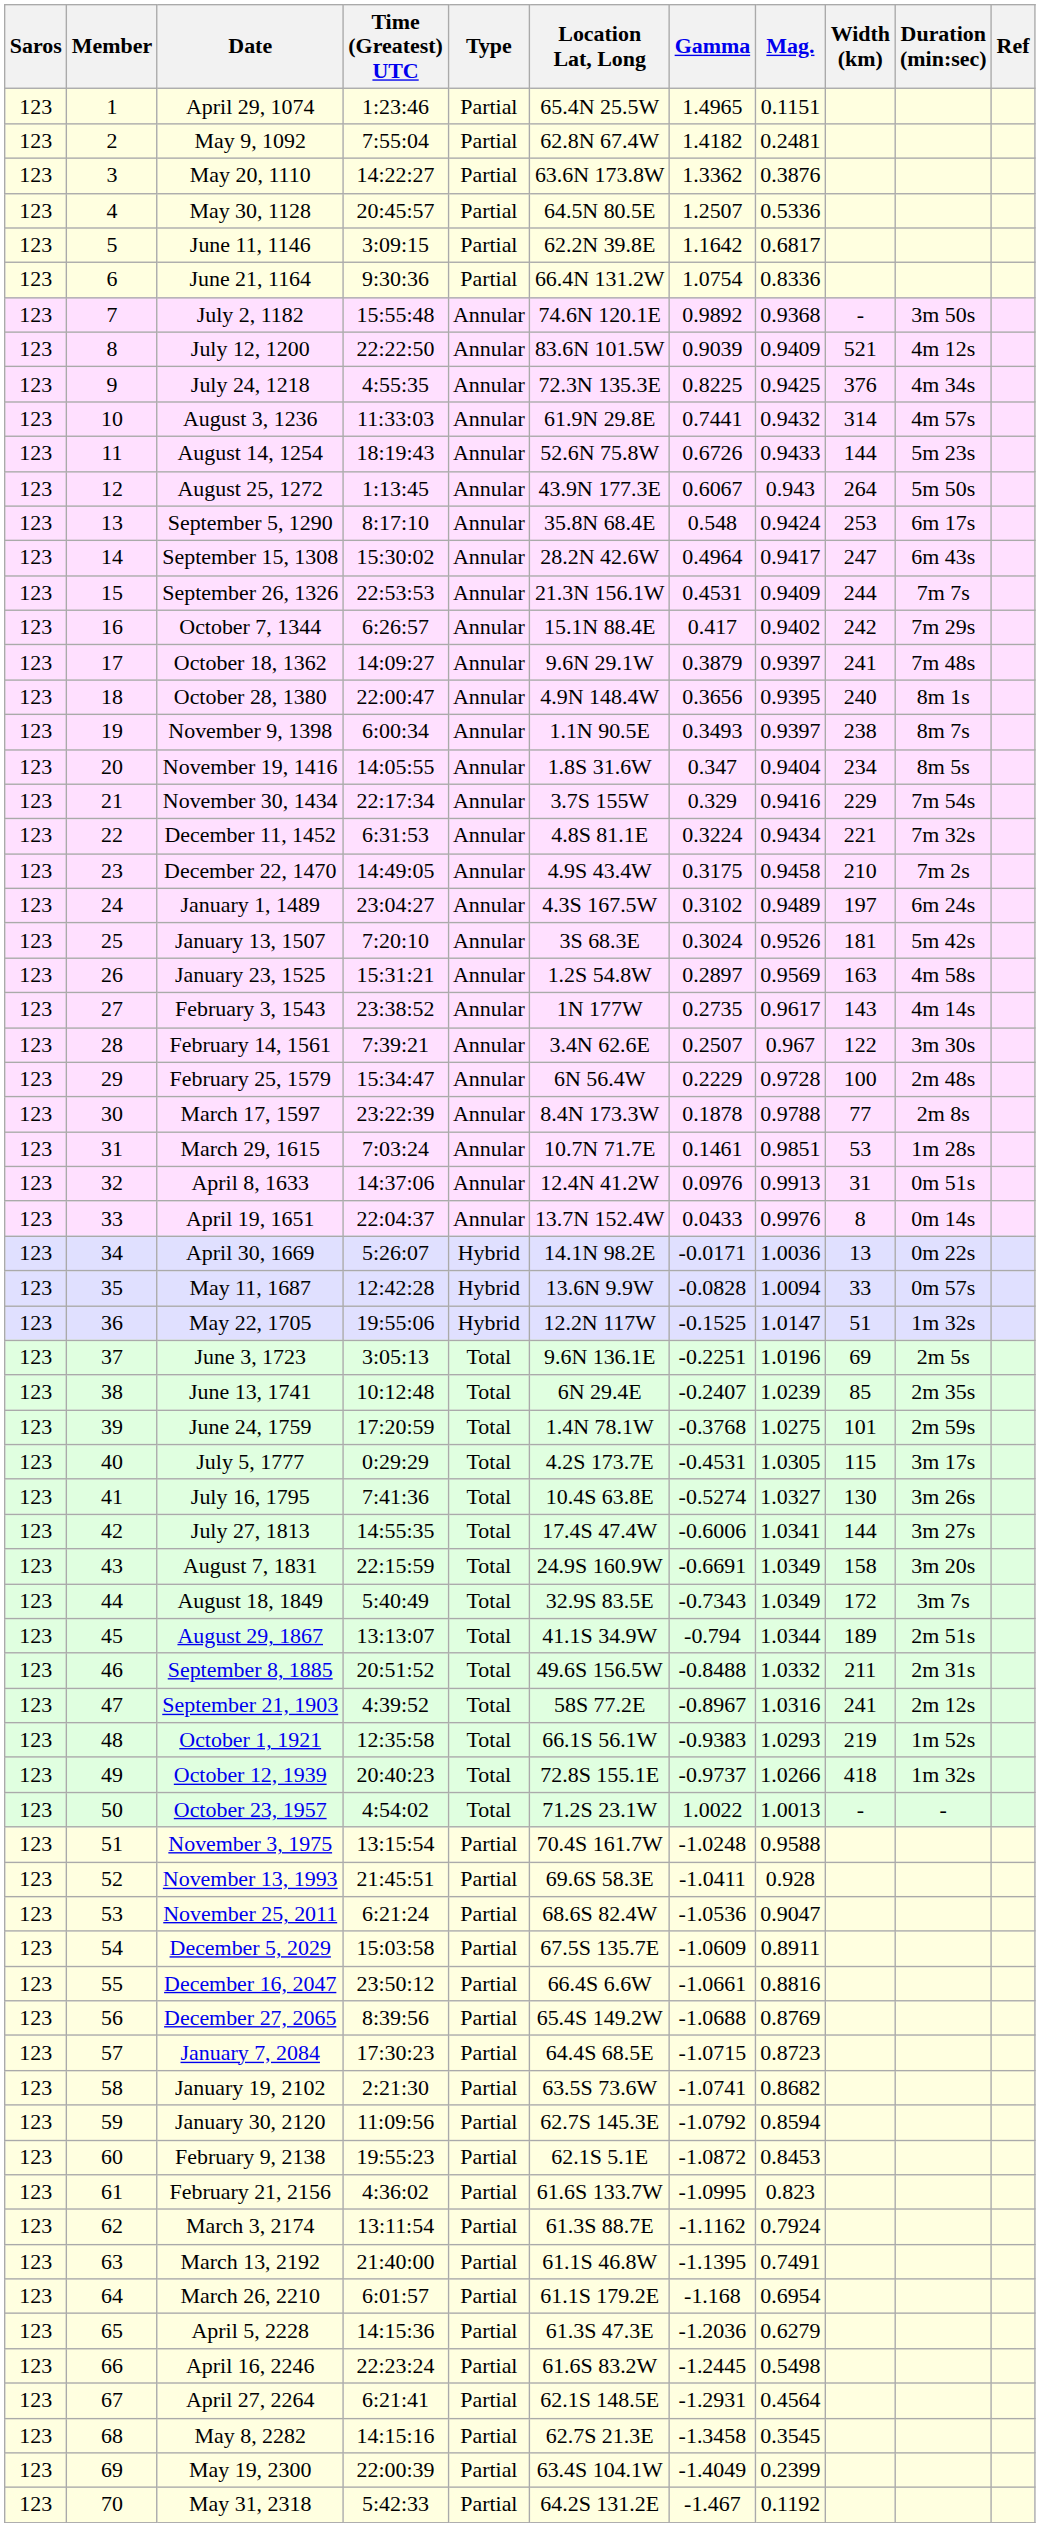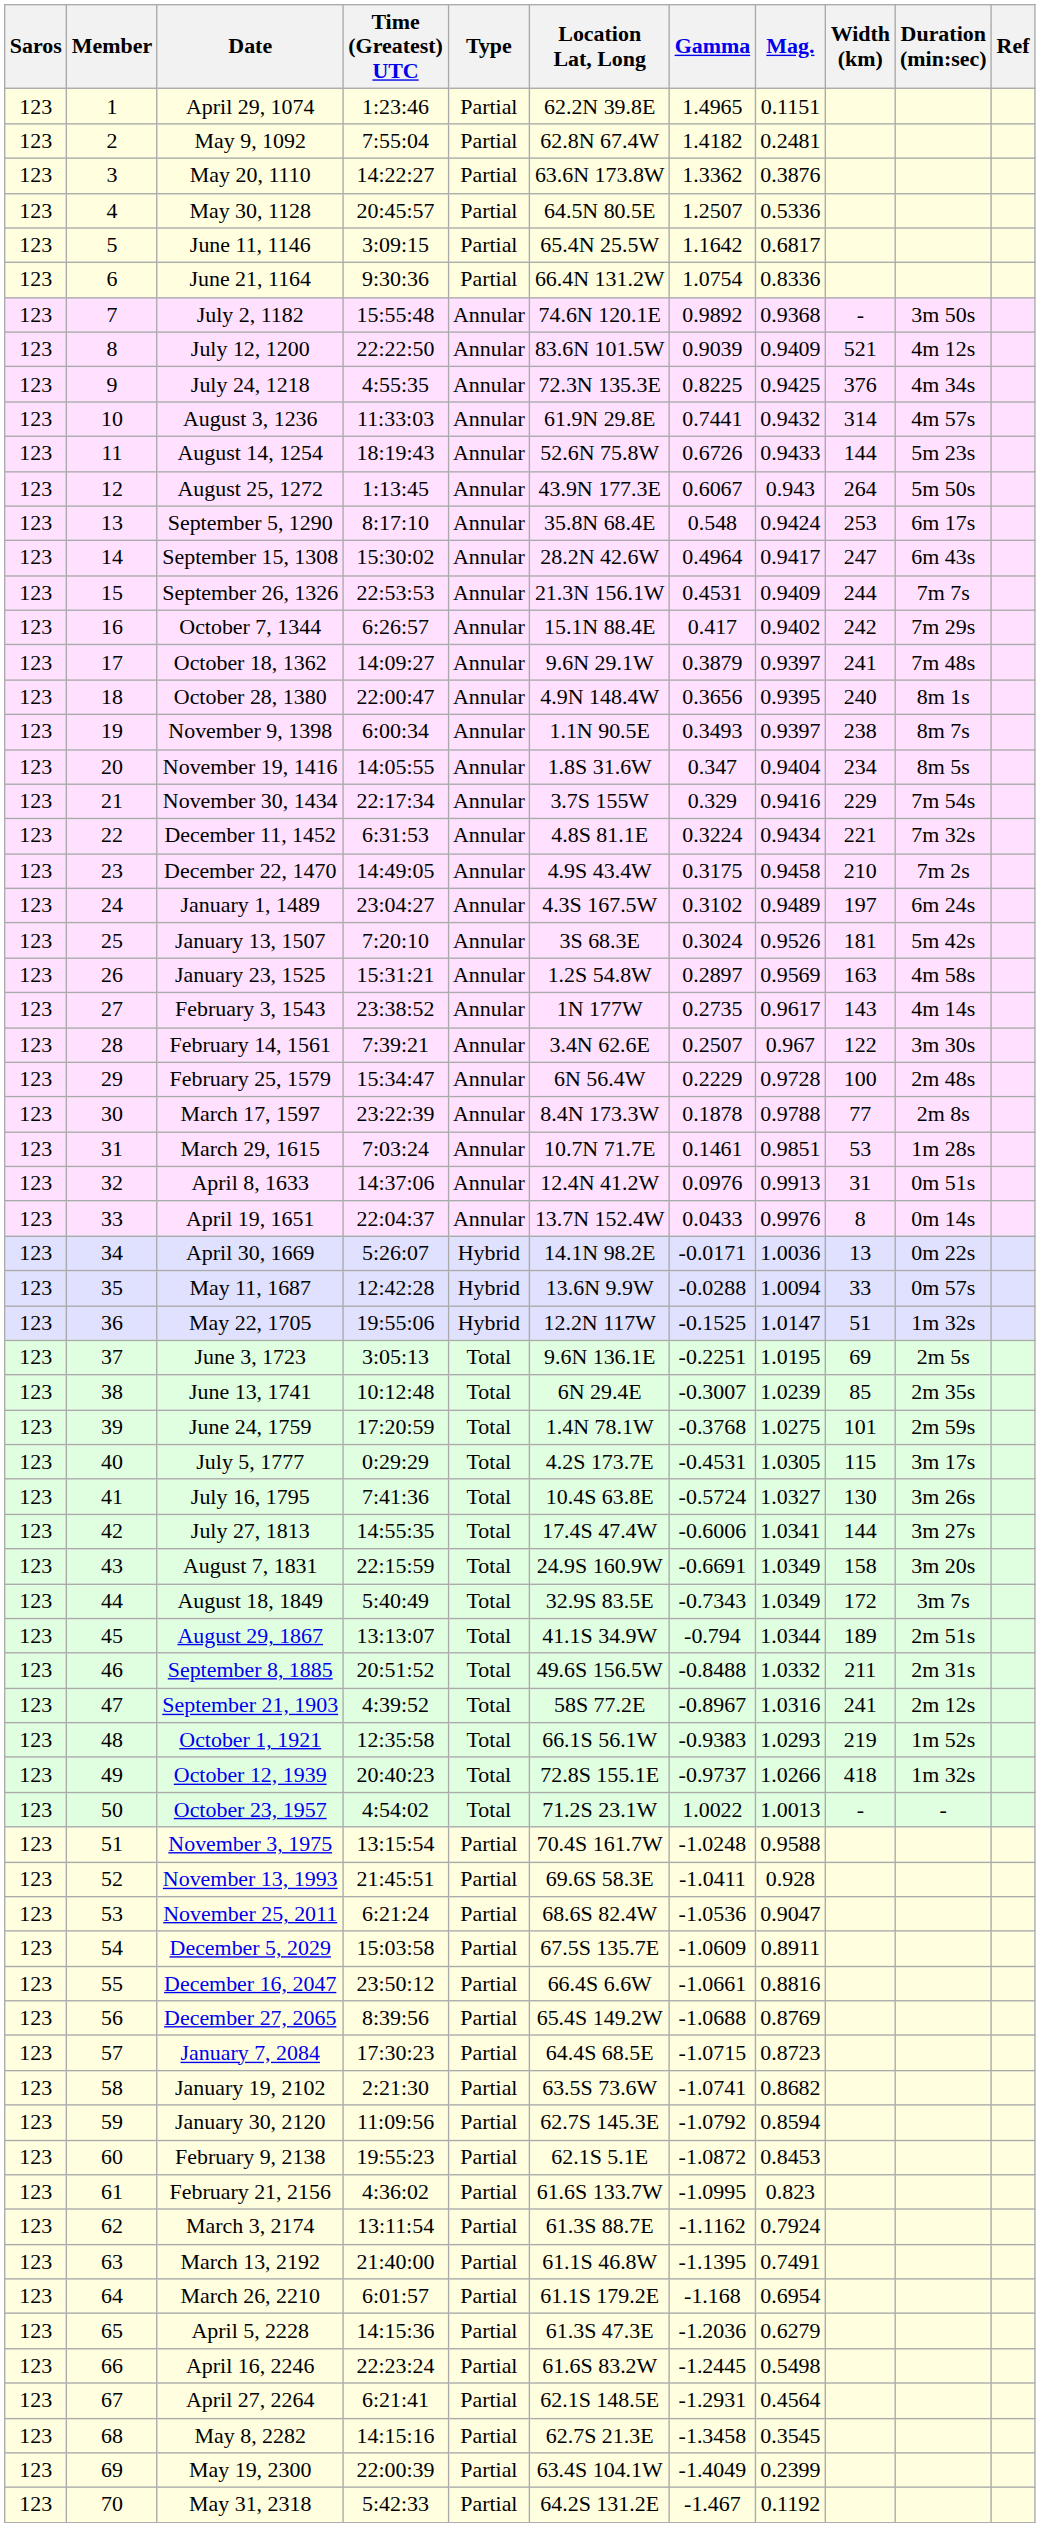(600, 105) 65.4N 25.5W -> (600, 105) 62.2N 39.8E
(600, 245) 62.2N 39.8E -> (600, 245) 65.4N 25.5W
(712, 1287) -0.0828 -> (712, 1287) -0.0288
(790, 1357) 1.0196 -> (790, 1357) 1.0195
(712, 1392) -0.2407 -> (712, 1392) -0.3007
(712, 1496) -0.5274 -> (712, 1496) -0.5724
